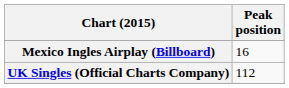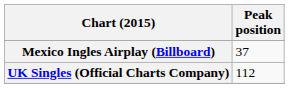(242, 51) 16 -> (242, 51) 37
